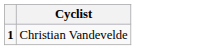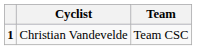+ column: (161, 14)
